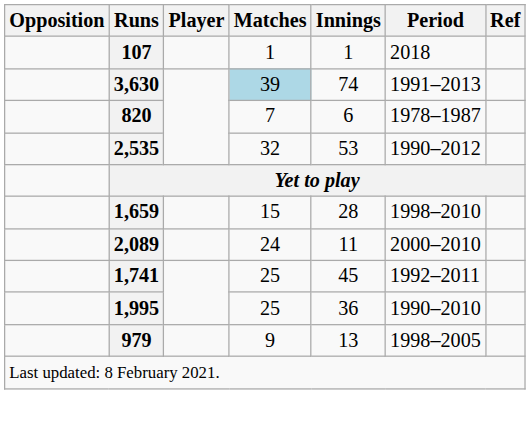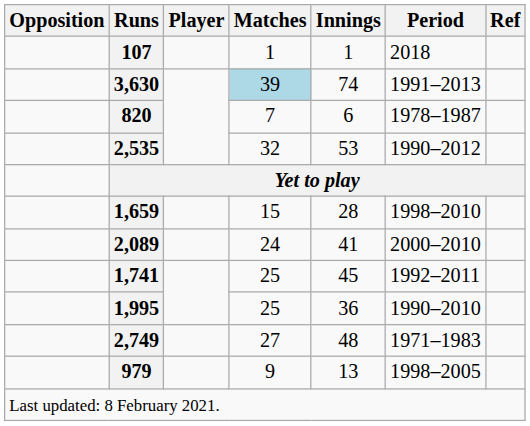(348, 244) 11 -> (348, 244) 41
+ row: (136, 340)
